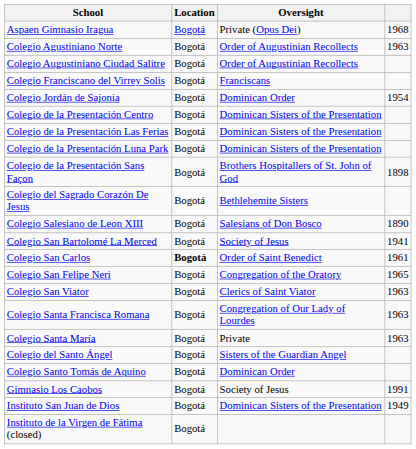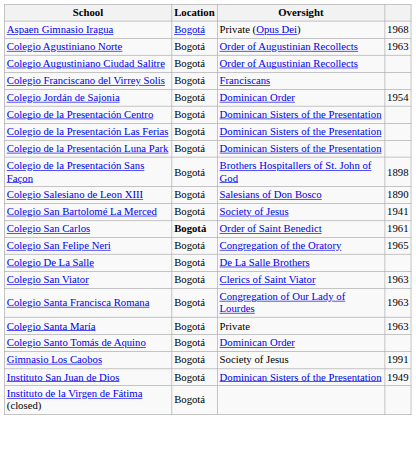- row: (78, 201)
+ row: (50, 263)
- row: (60, 355)
